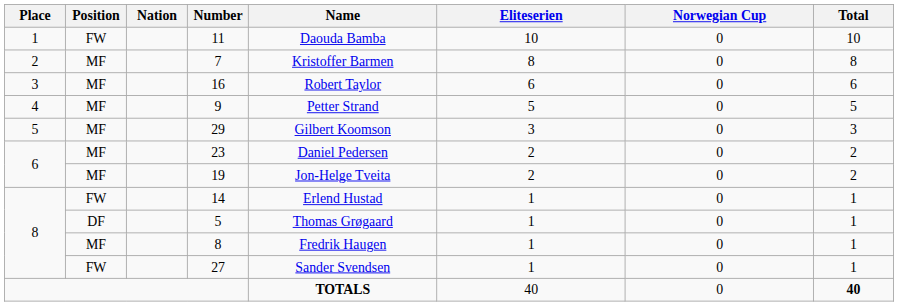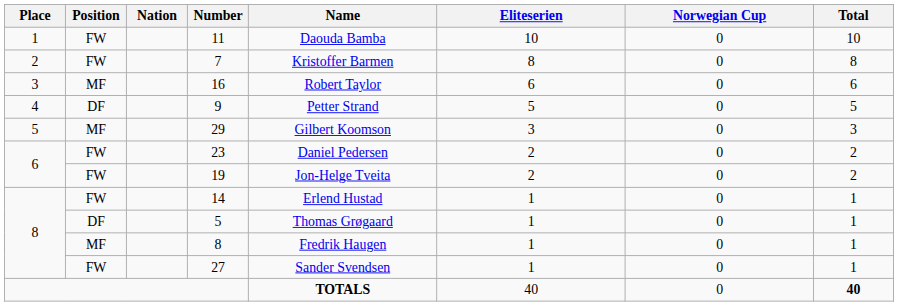(96, 61) MF -> (96, 61) FW
(96, 107) MF -> (96, 107) DF
(96, 152) MF -> (96, 152) FW
(96, 175) MF -> (96, 175) FW
